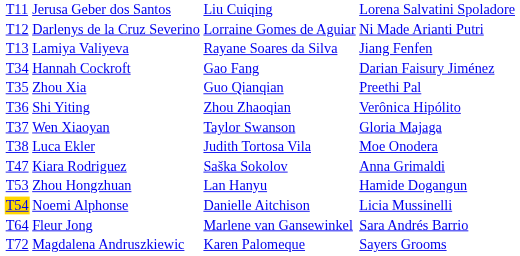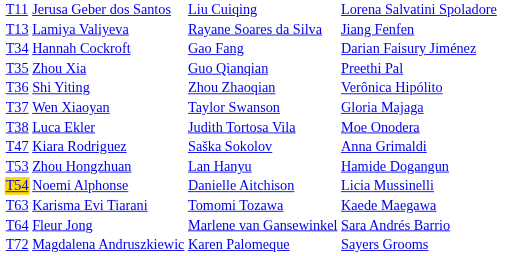- row: (116, 29)
+ row: (90, 205)
